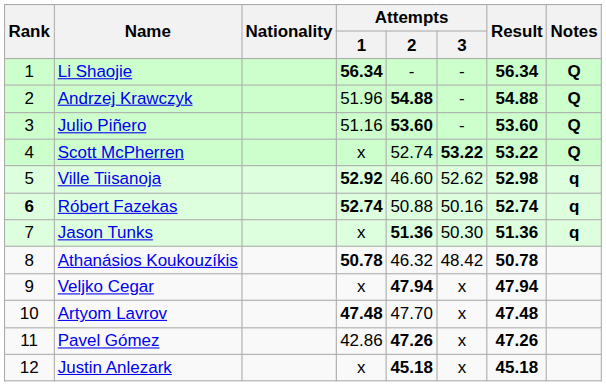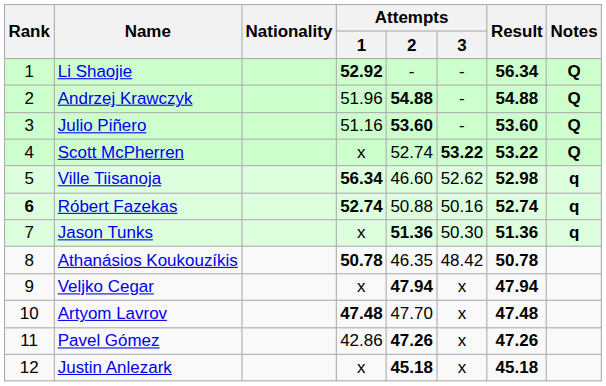(361, 71) 56.34 -> (361, 71) 52.92
(361, 179) 52.92 -> (361, 179) 56.34
(412, 260) 46.32 -> (412, 260) 46.35
